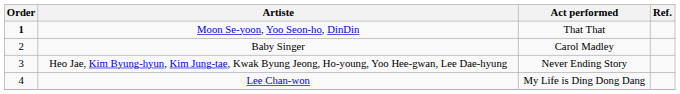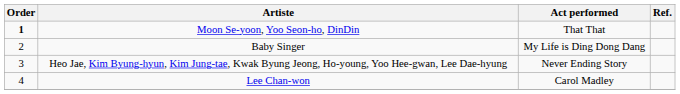(584, 47) Carol Madley -> (584, 47) My Life is Ding Dong Dang
(584, 81) My Life is Ding Dong Dang -> (584, 81) Carol Madley
